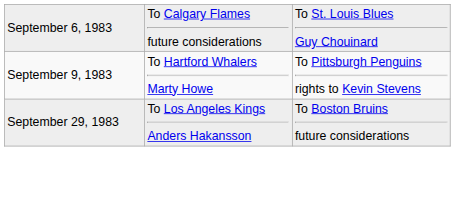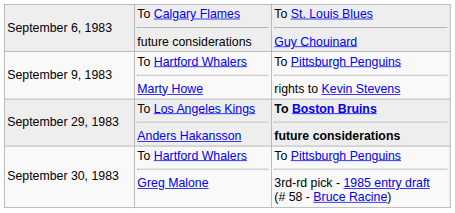(371, 122) normal -> (361, 122) bold
+ row: (63, 176)
